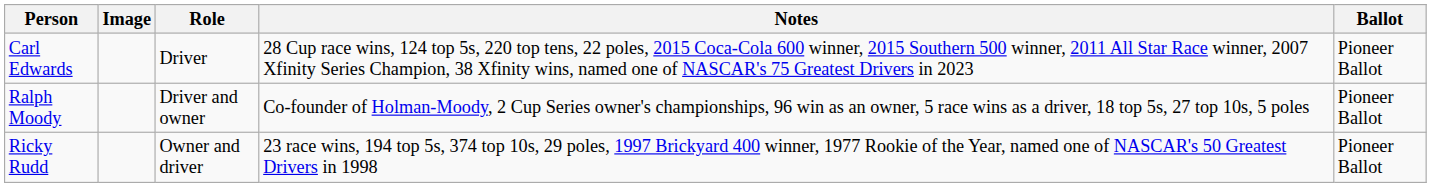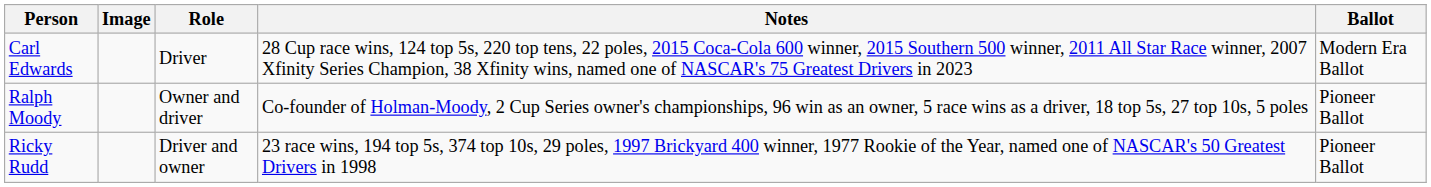(1366, 58) Pioneer Ballot -> (1363, 58) Modern Era Ballot
(199, 107) Driver and owner -> (199, 107) Owner and driver
(200, 157) Owner and driver -> (198, 157) Driver and owner
